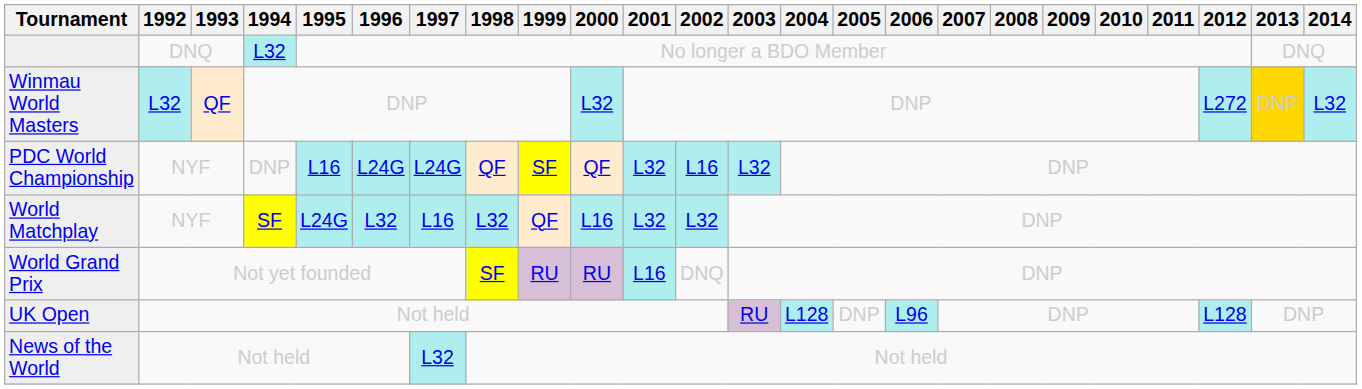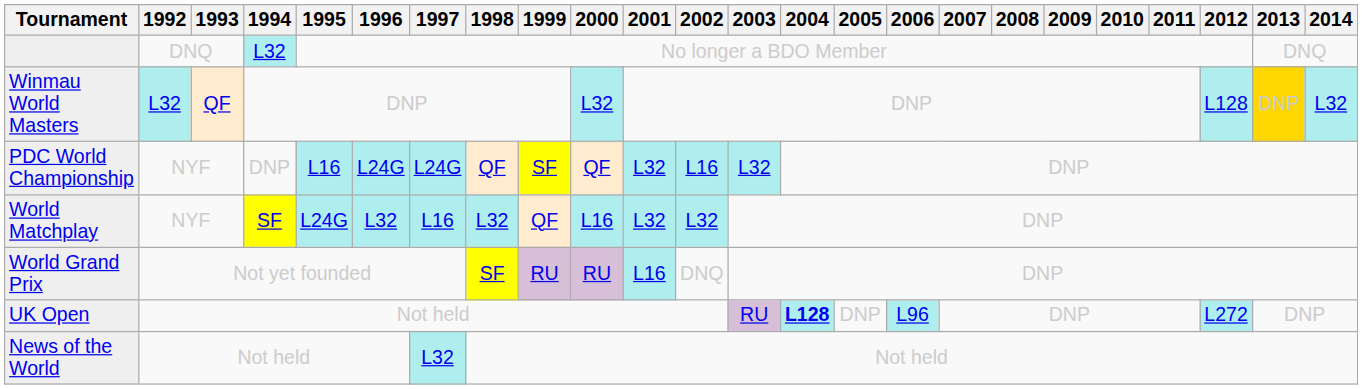(1225, 103) L272 -> (1226, 103) L128
(807, 315) normal -> (807, 315) bold
(1225, 315) L128 -> (1226, 315) L272
